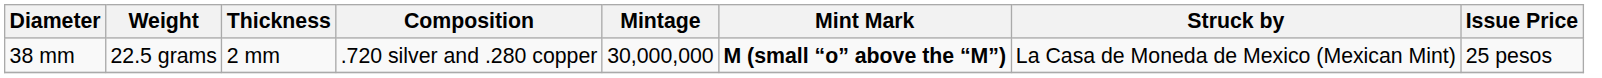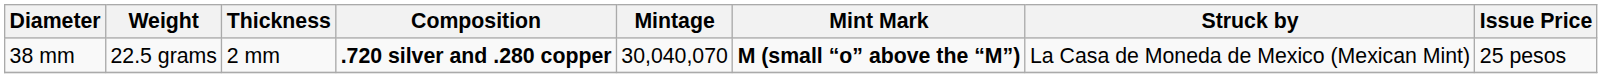(469, 55) normal -> (476, 55) bold
(660, 55) 30,000,000 -> (675, 55) 30,040,070
